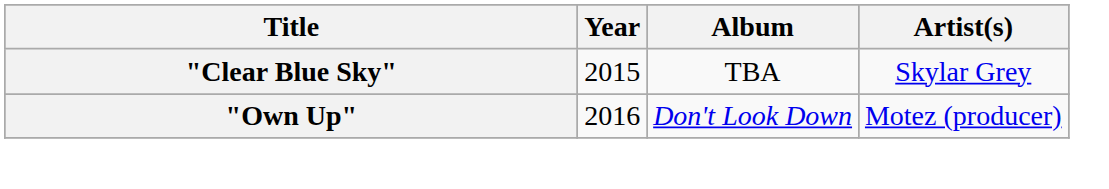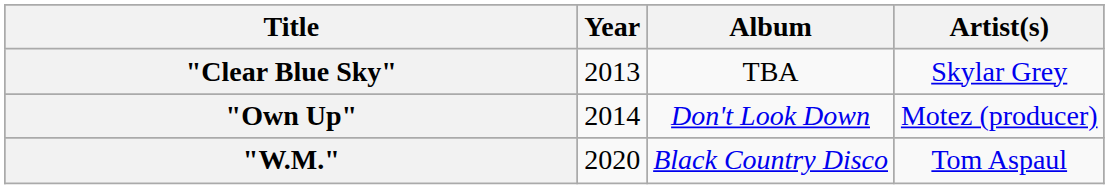(612, 71) 2015 -> (612, 71) 2013
(612, 115) 2016 -> (612, 115) 2014
+ row: (291, 159)
